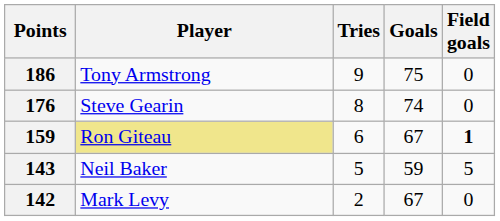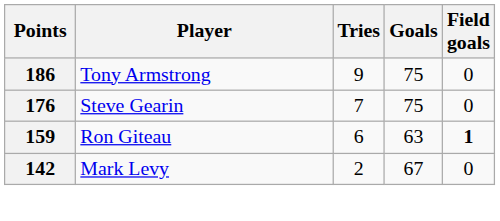(359, 105) 8 -> (359, 105) 7
(413, 105) 74 -> (413, 105) 75
(126, 136) khaki background -> (126, 136) no background
(413, 136) 67 -> (413, 136) 63
- row: (40, 168)
